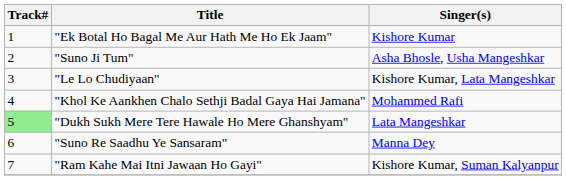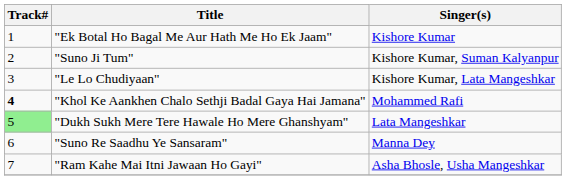(458, 57) Asha Bhosle, Usha Mangeshkar -> (465, 57) Kishore Kumar, Suman Kalyanpur
(11, 100) normal -> (11, 100) bold
(465, 164) Kishore Kumar, Suman Kalyanpur -> (458, 164) Asha Bhosle, Usha Mangeshkar
